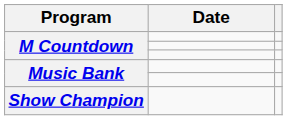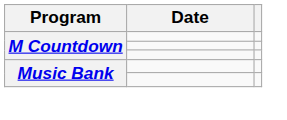- row: (76, 100)
